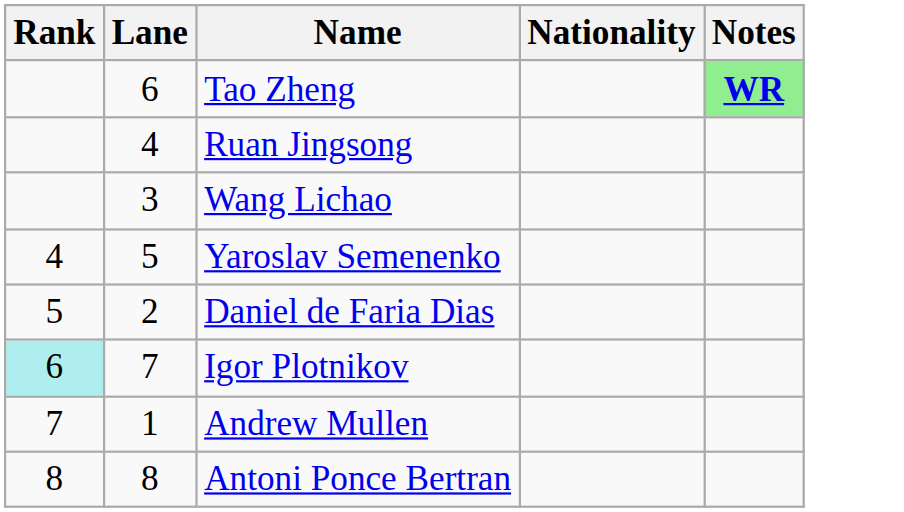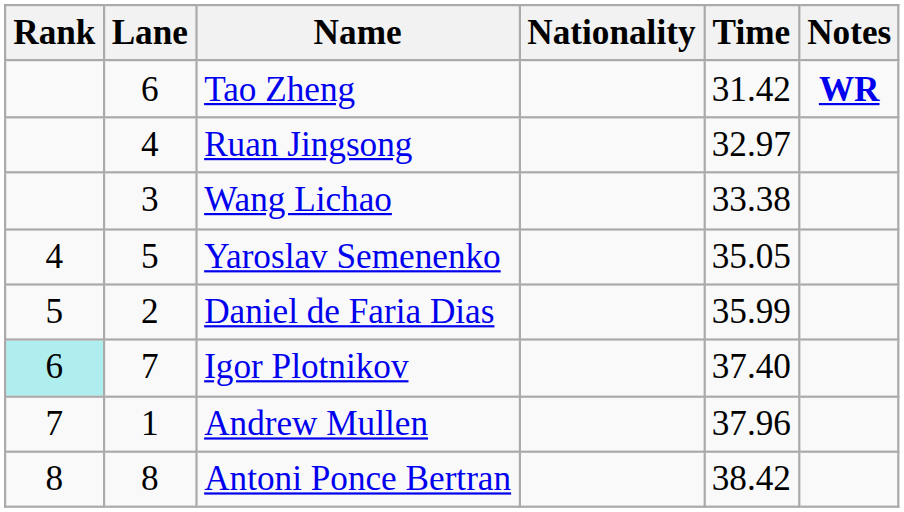+ column: (751, 32)
(754, 88) lightgreen background -> (849, 88) no background
